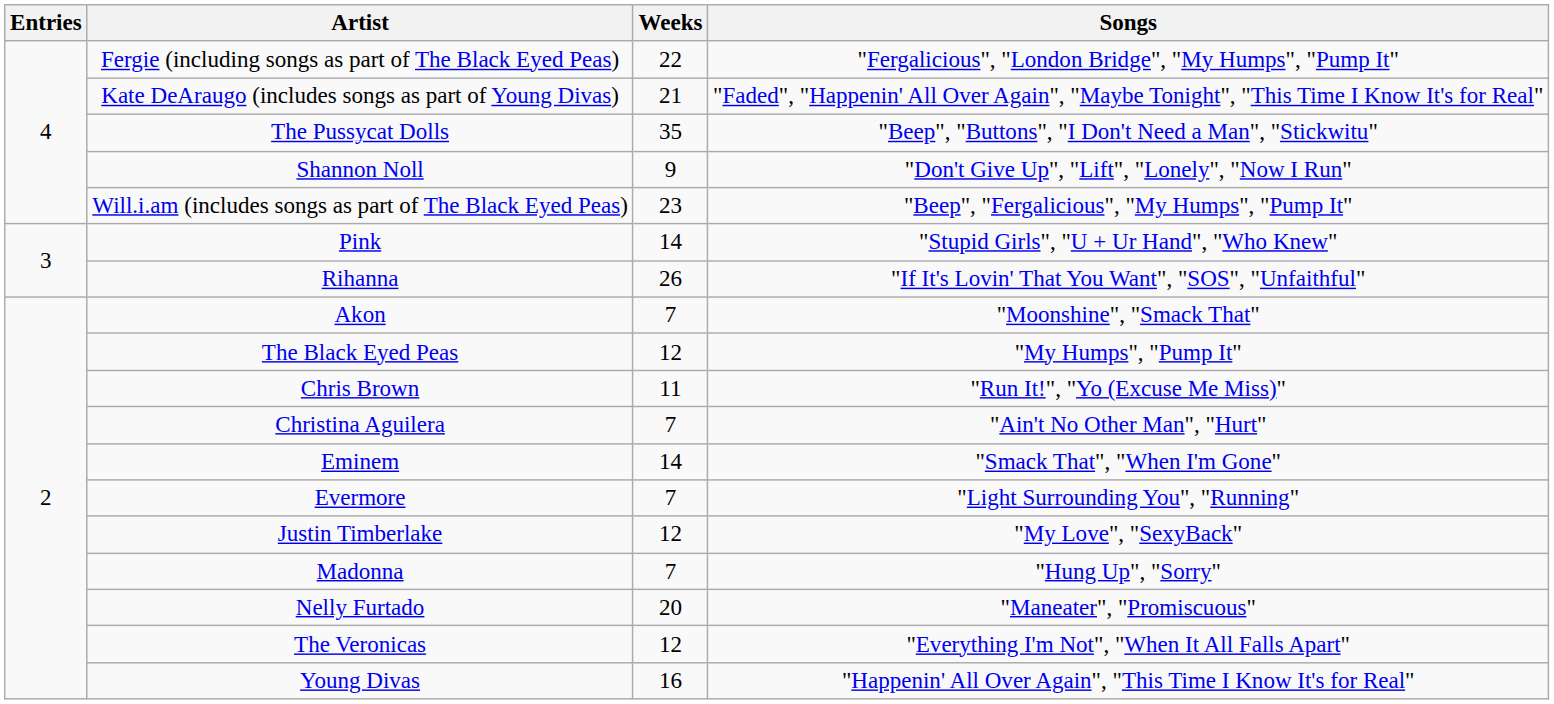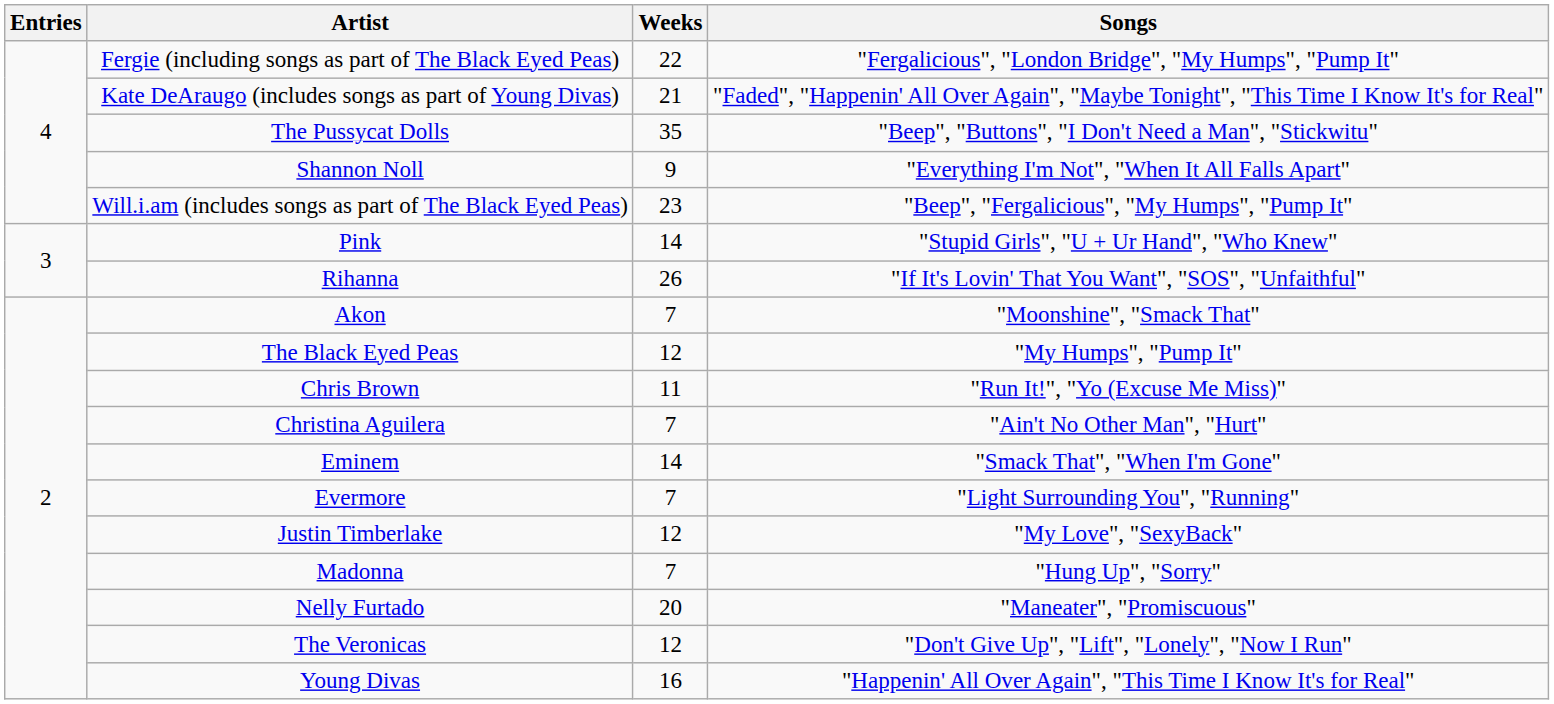(1128, 168) "Don't Give Up", "Lift", "Lonely", "Now I Run" -> (1128, 168) "Everything I'm Not", "When It All Falls Apart"
(1128, 643) "Everything I'm Not", "When It All Falls Apart" -> (1128, 643) "Don't Give Up", "Lift", "Lonely", "Now I Run"
